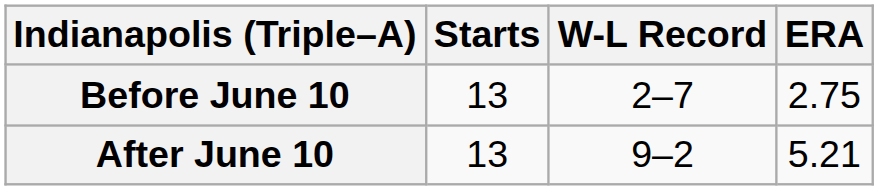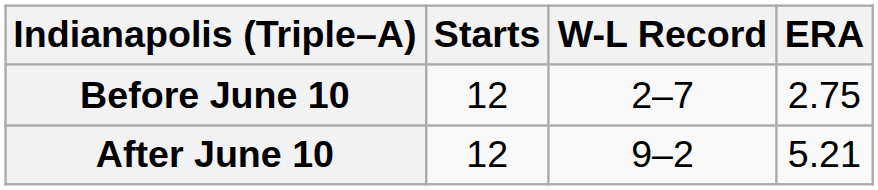(487, 94) 13 -> (487, 94) 12
(487, 154) 13 -> (487, 154) 12
